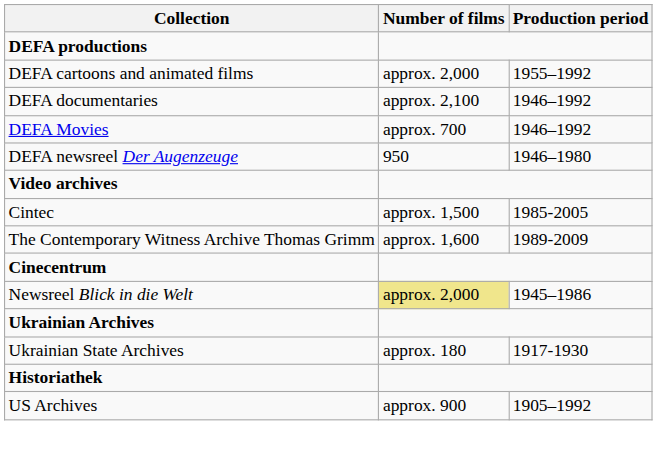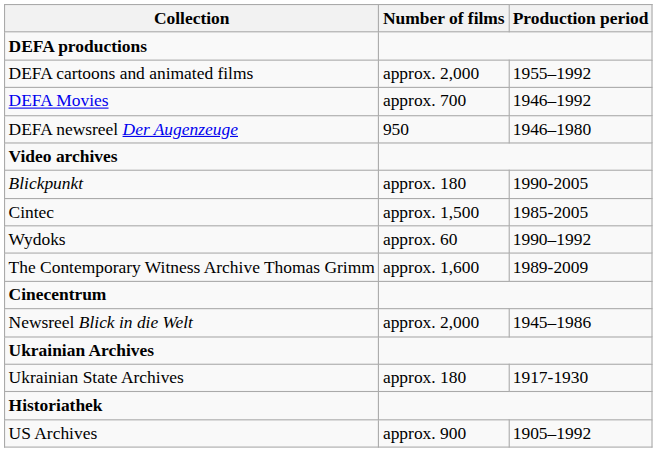- row: (83, 101)
+ row: (46, 184)
+ row: (37, 239)
(431, 294) khaki background -> (431, 322) no background
